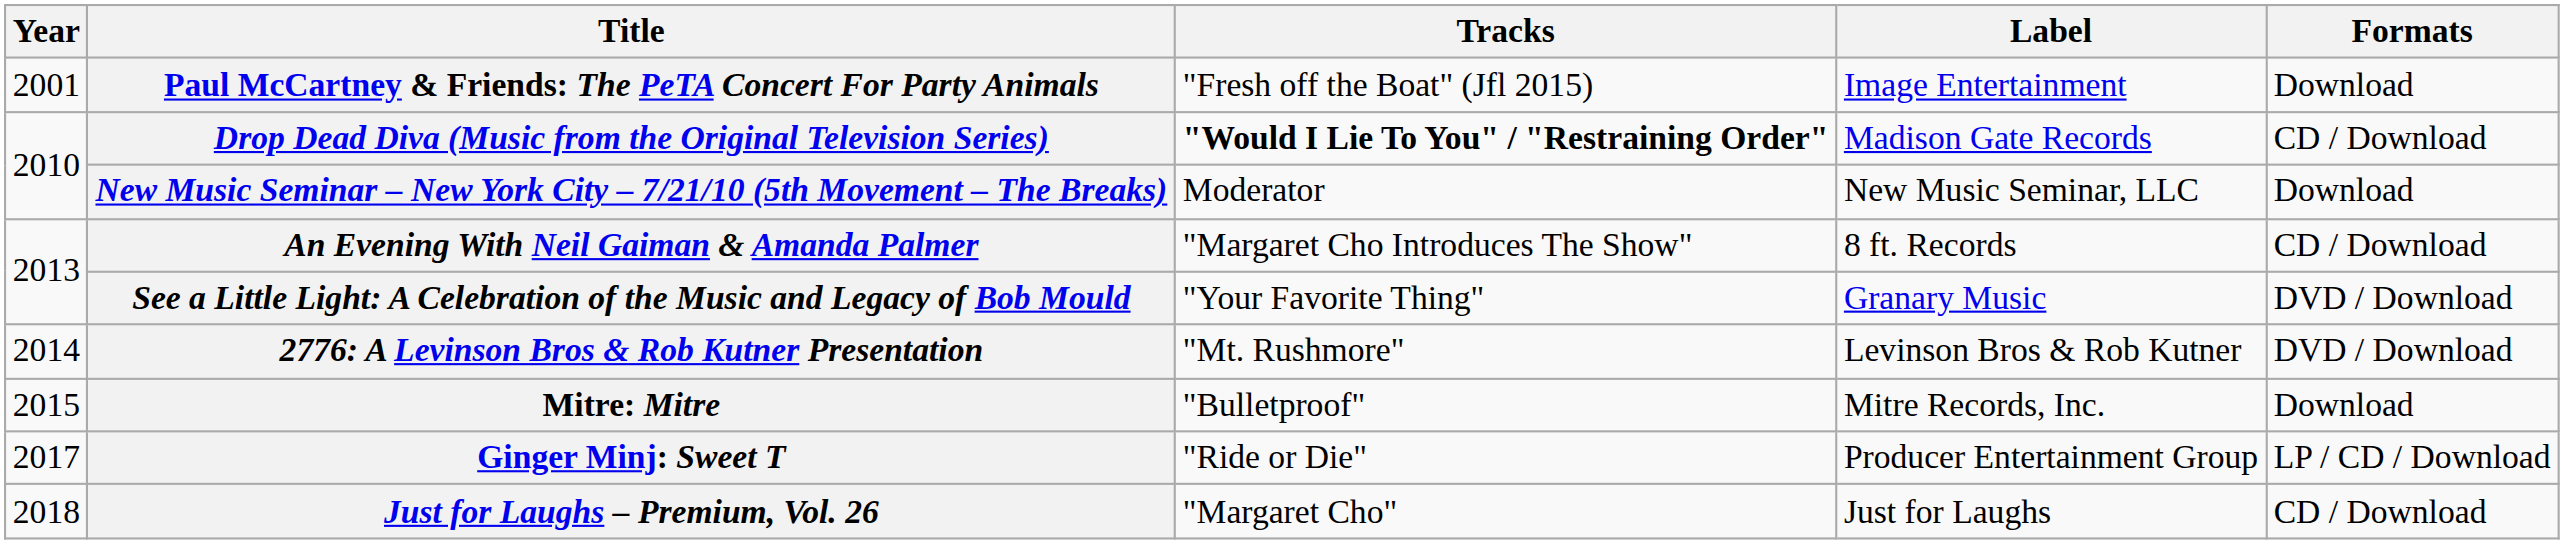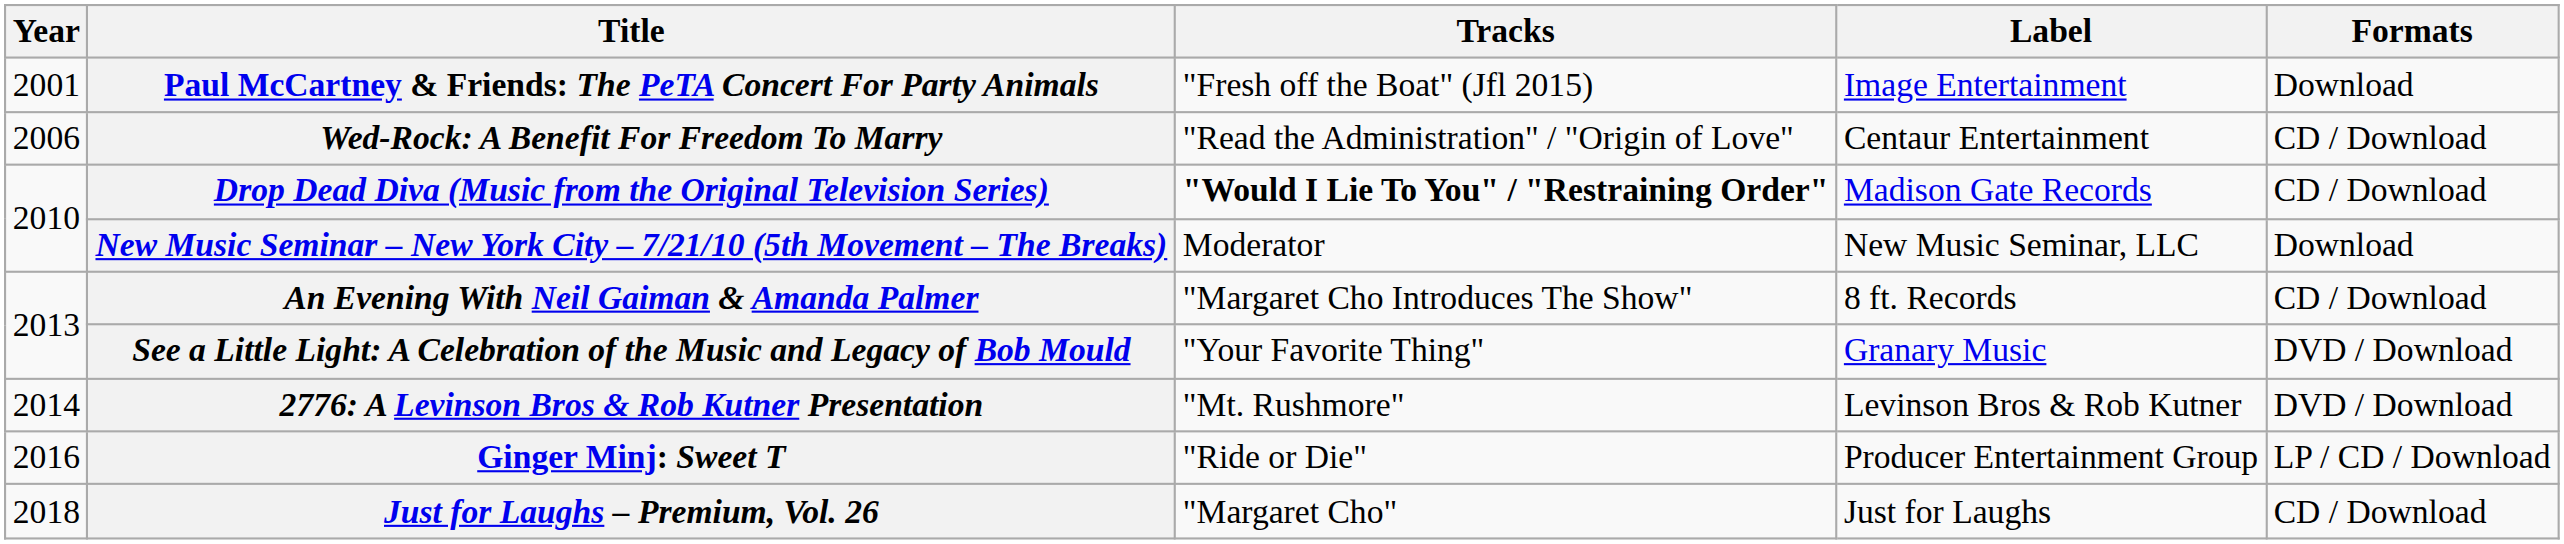+ row: (631, 137)
- row: (631, 404)
(46, 457) 2017 -> (46, 457) 2016
